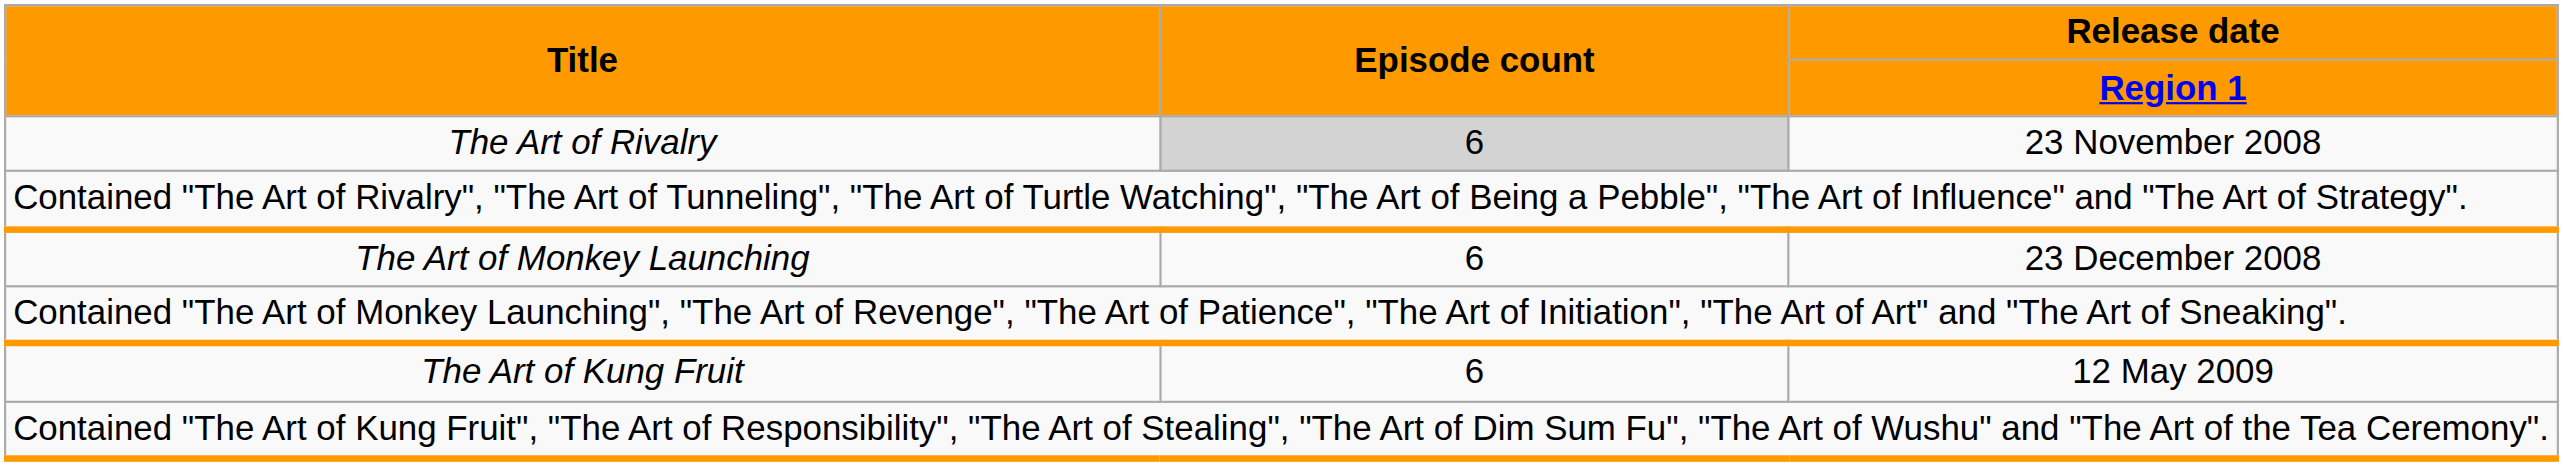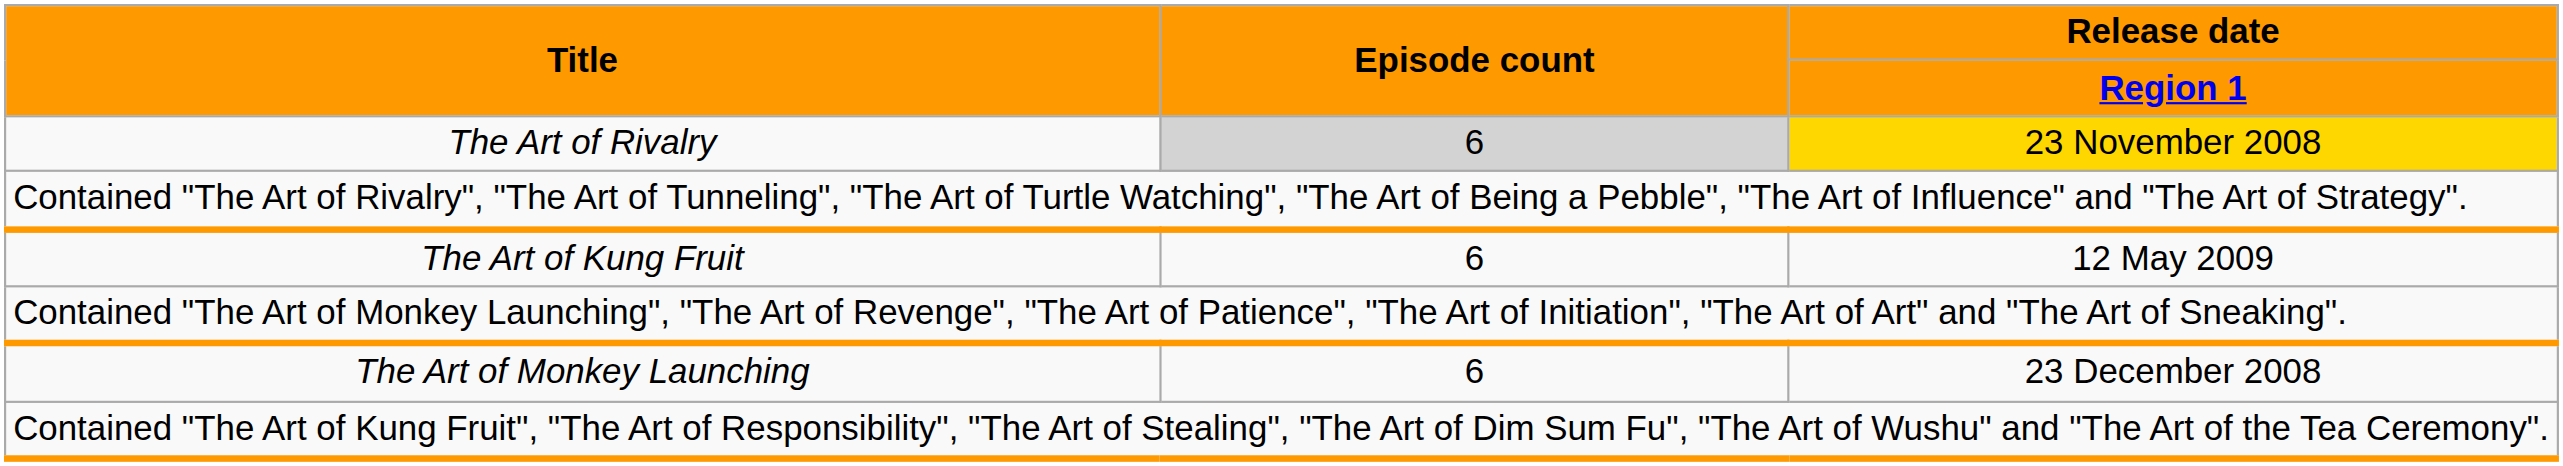(2173, 142) no background -> (2173, 142) gold background
rows swapped: (582, 257) <-> (582, 372)
